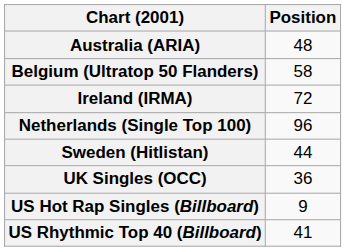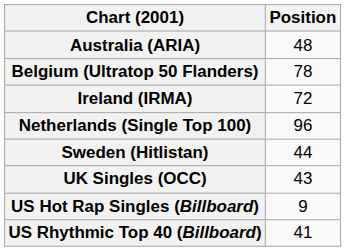(303, 71) 58 -> (303, 71) 78
(303, 179) 36 -> (303, 179) 43
